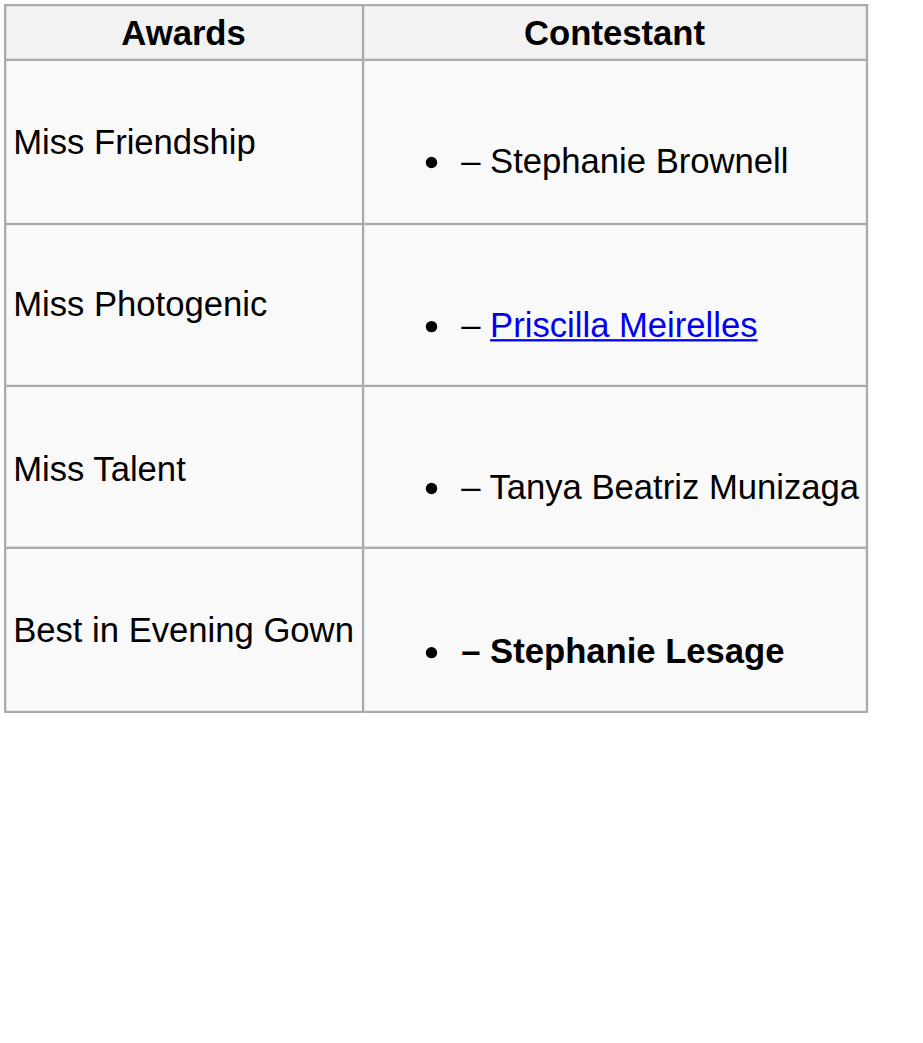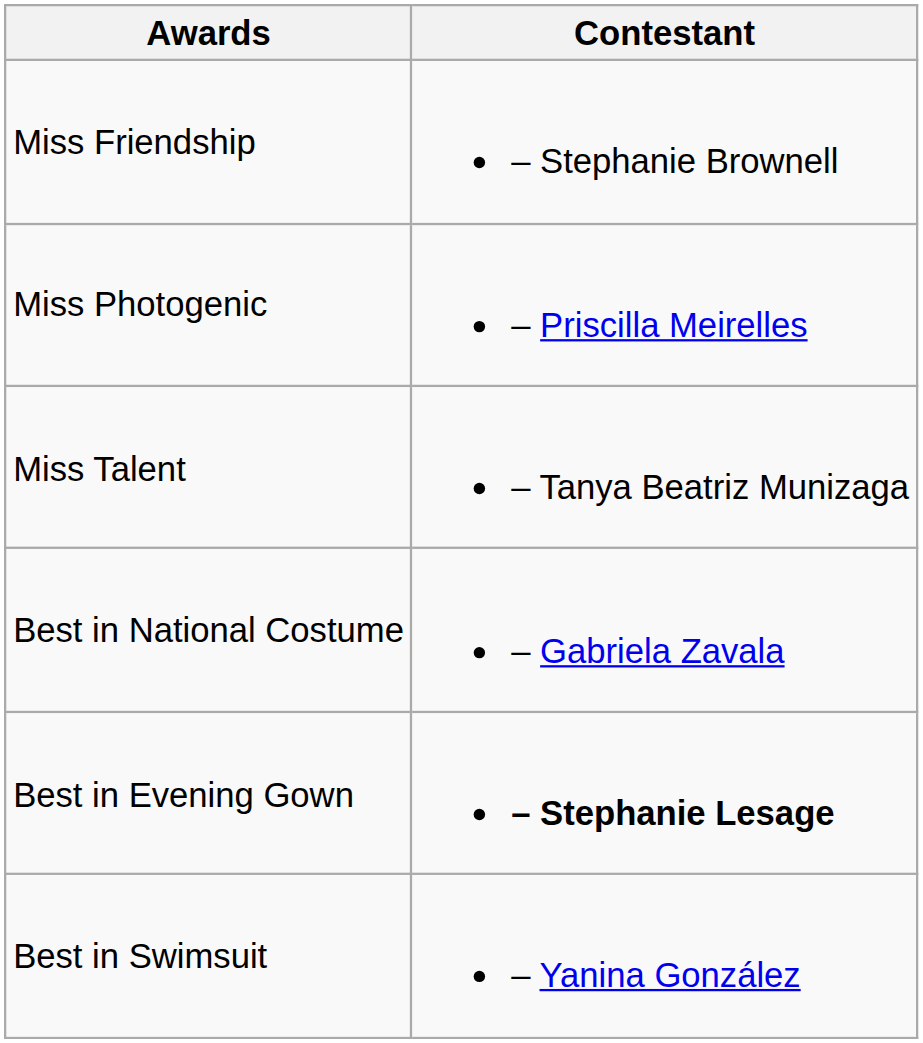+ row: (209, 630)
+ row: (140, 956)
